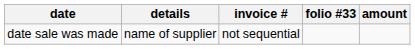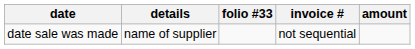columns swapped: (331, 14) <-> (261, 14)
